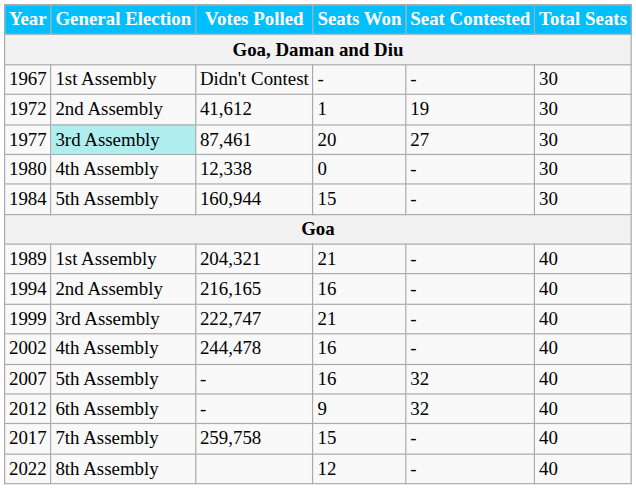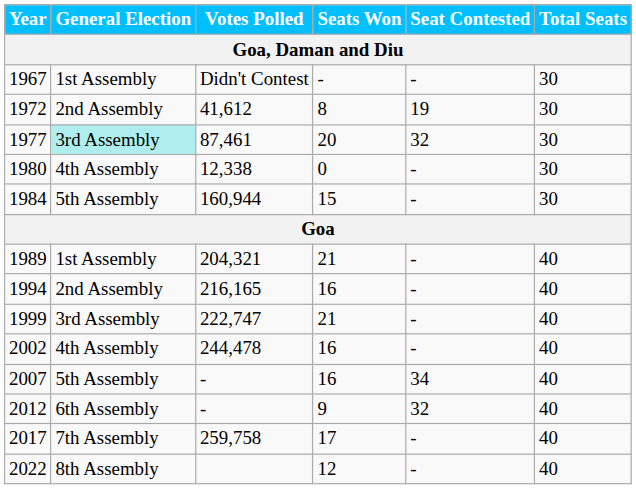(322, 109) 1 -> (322, 109) 8
(420, 139) 27 -> (420, 139) 32
(420, 378) 32 -> (420, 378) 34
(327, 438) 15 -> (327, 438) 17
